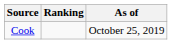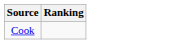- column: (127, 13)
